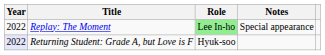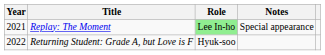(16, 27) 2022 -> (16, 27) 2021
(16, 42) lavender background -> (16, 42) no background
